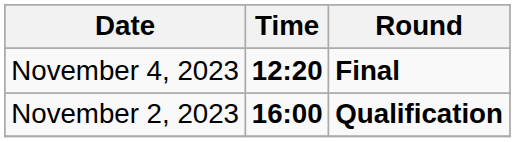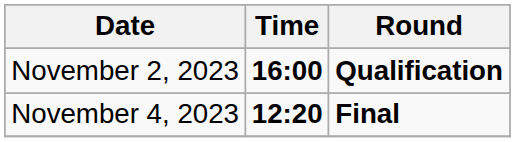rows swapped: (125, 114) <-> (125, 70)
